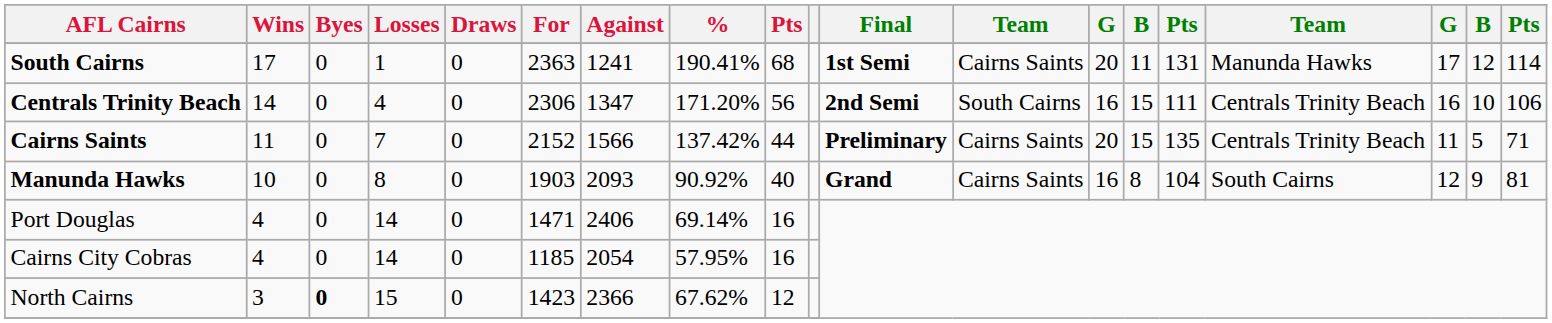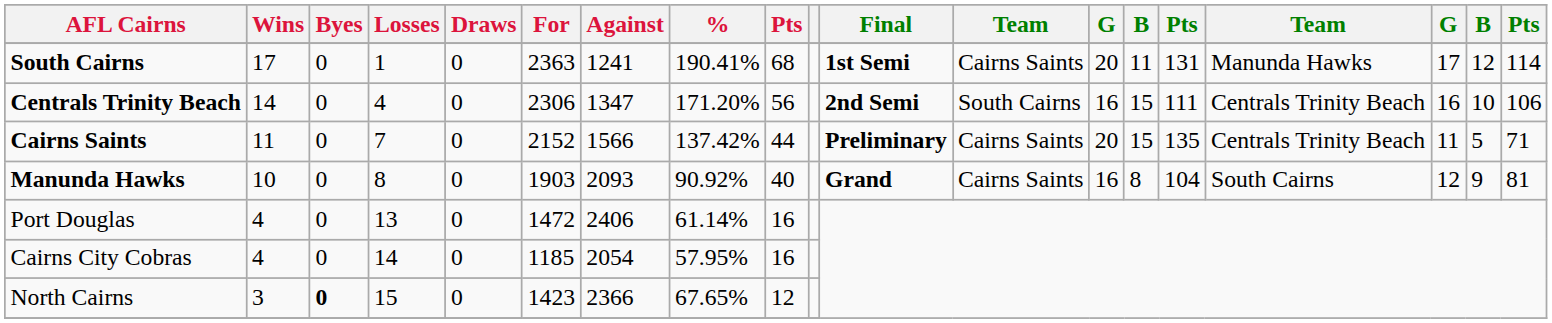(386, 218) 14 -> (386, 218) 13
(551, 218) 1471 -> (551, 218) 1472
(712, 218) 69.14% -> (712, 218) 61.14%
(712, 296) 67.62% -> (712, 296) 67.65%
